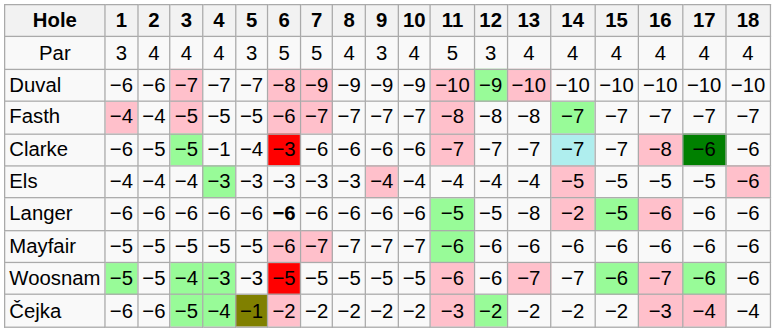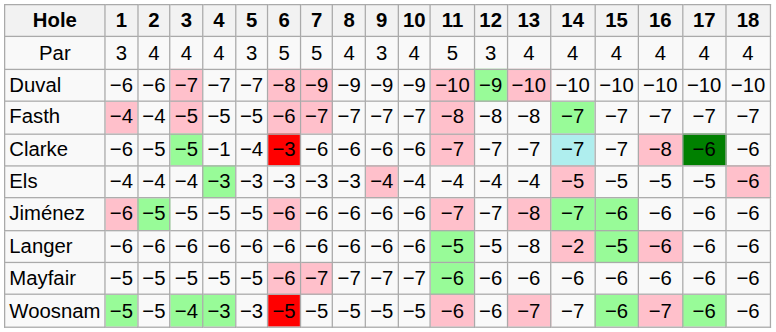+ row: (47, 213)
(284, 213) bold -> (284, 246) normal
- row: (35, 310)
